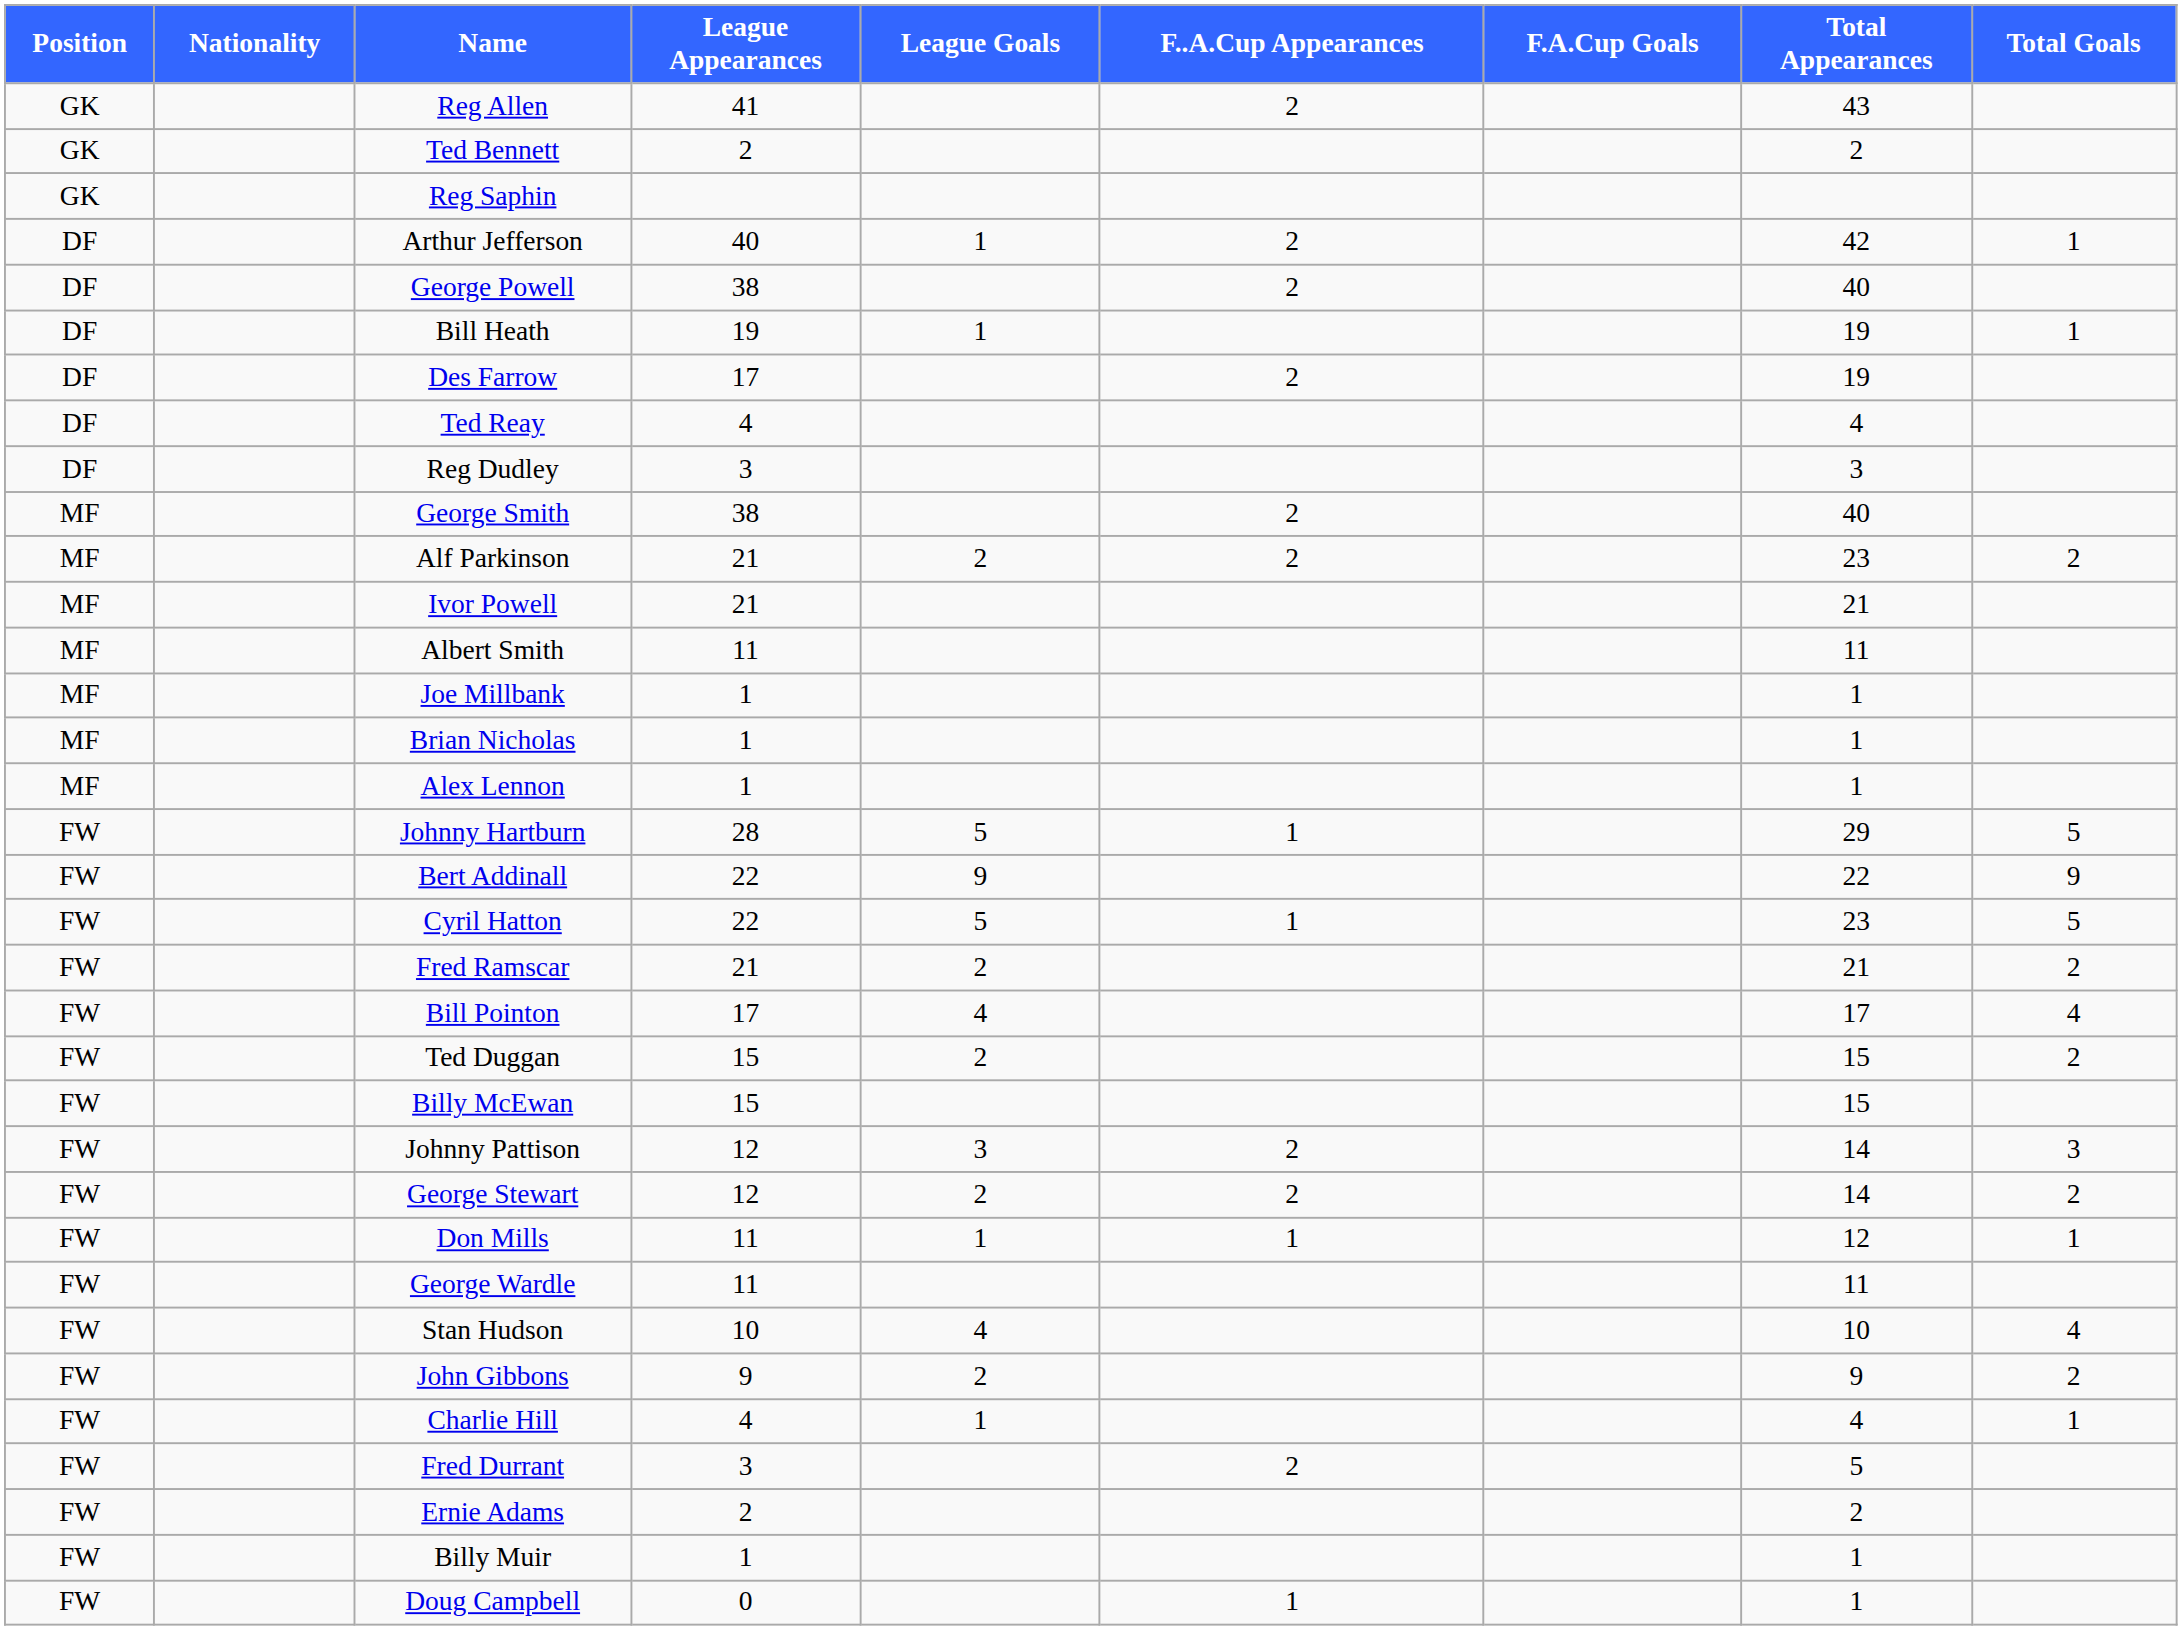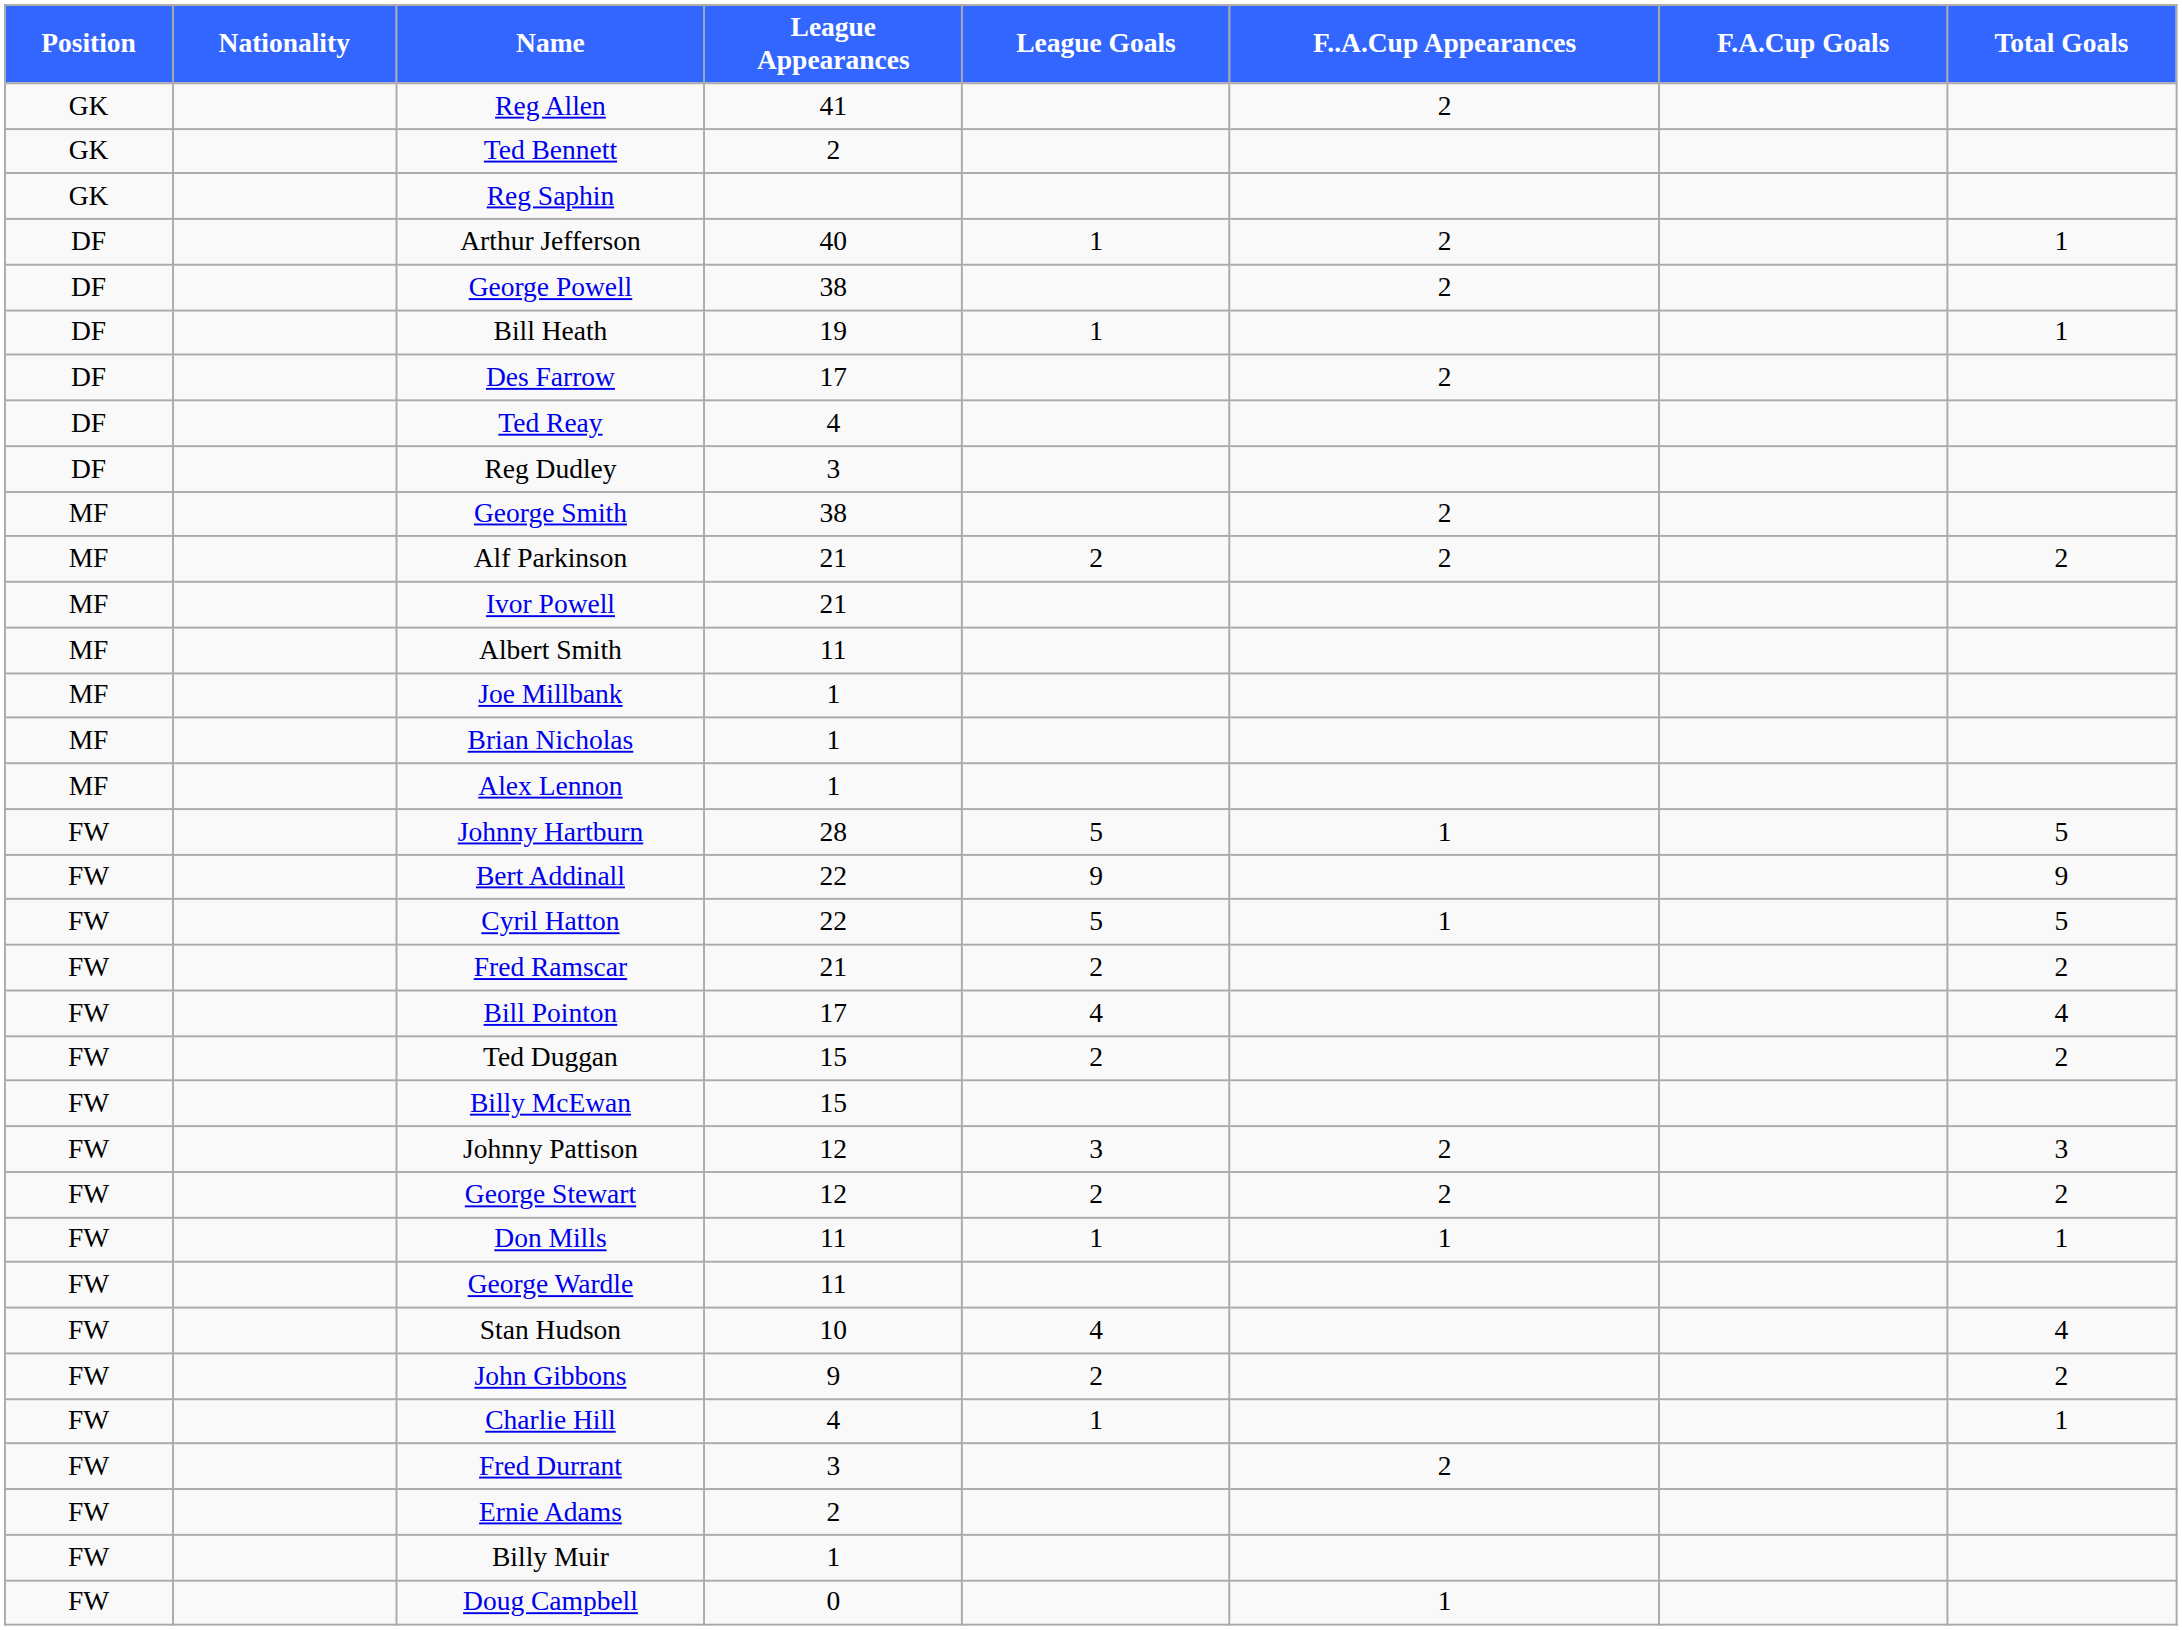- column: (1856, 43)
